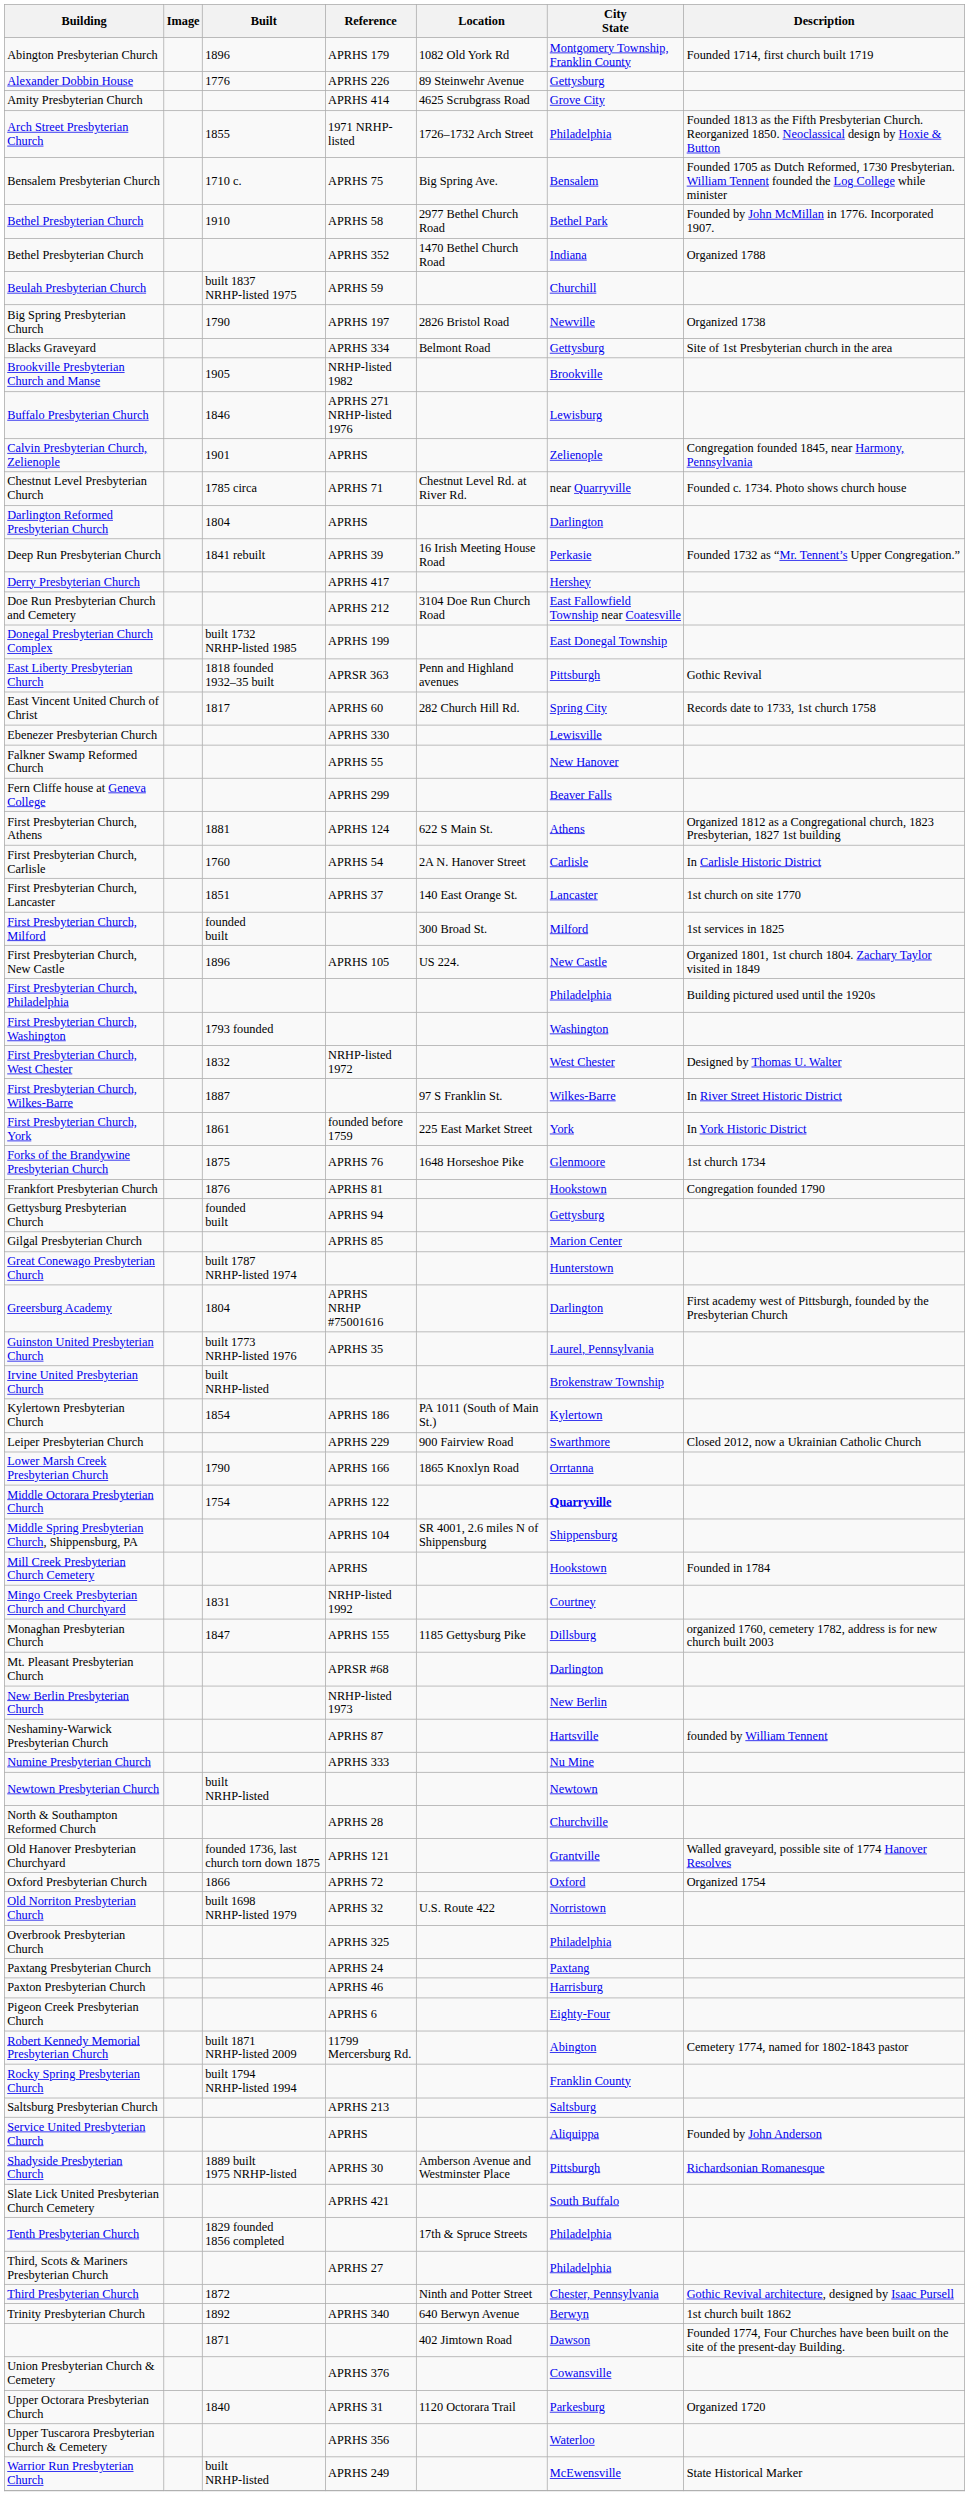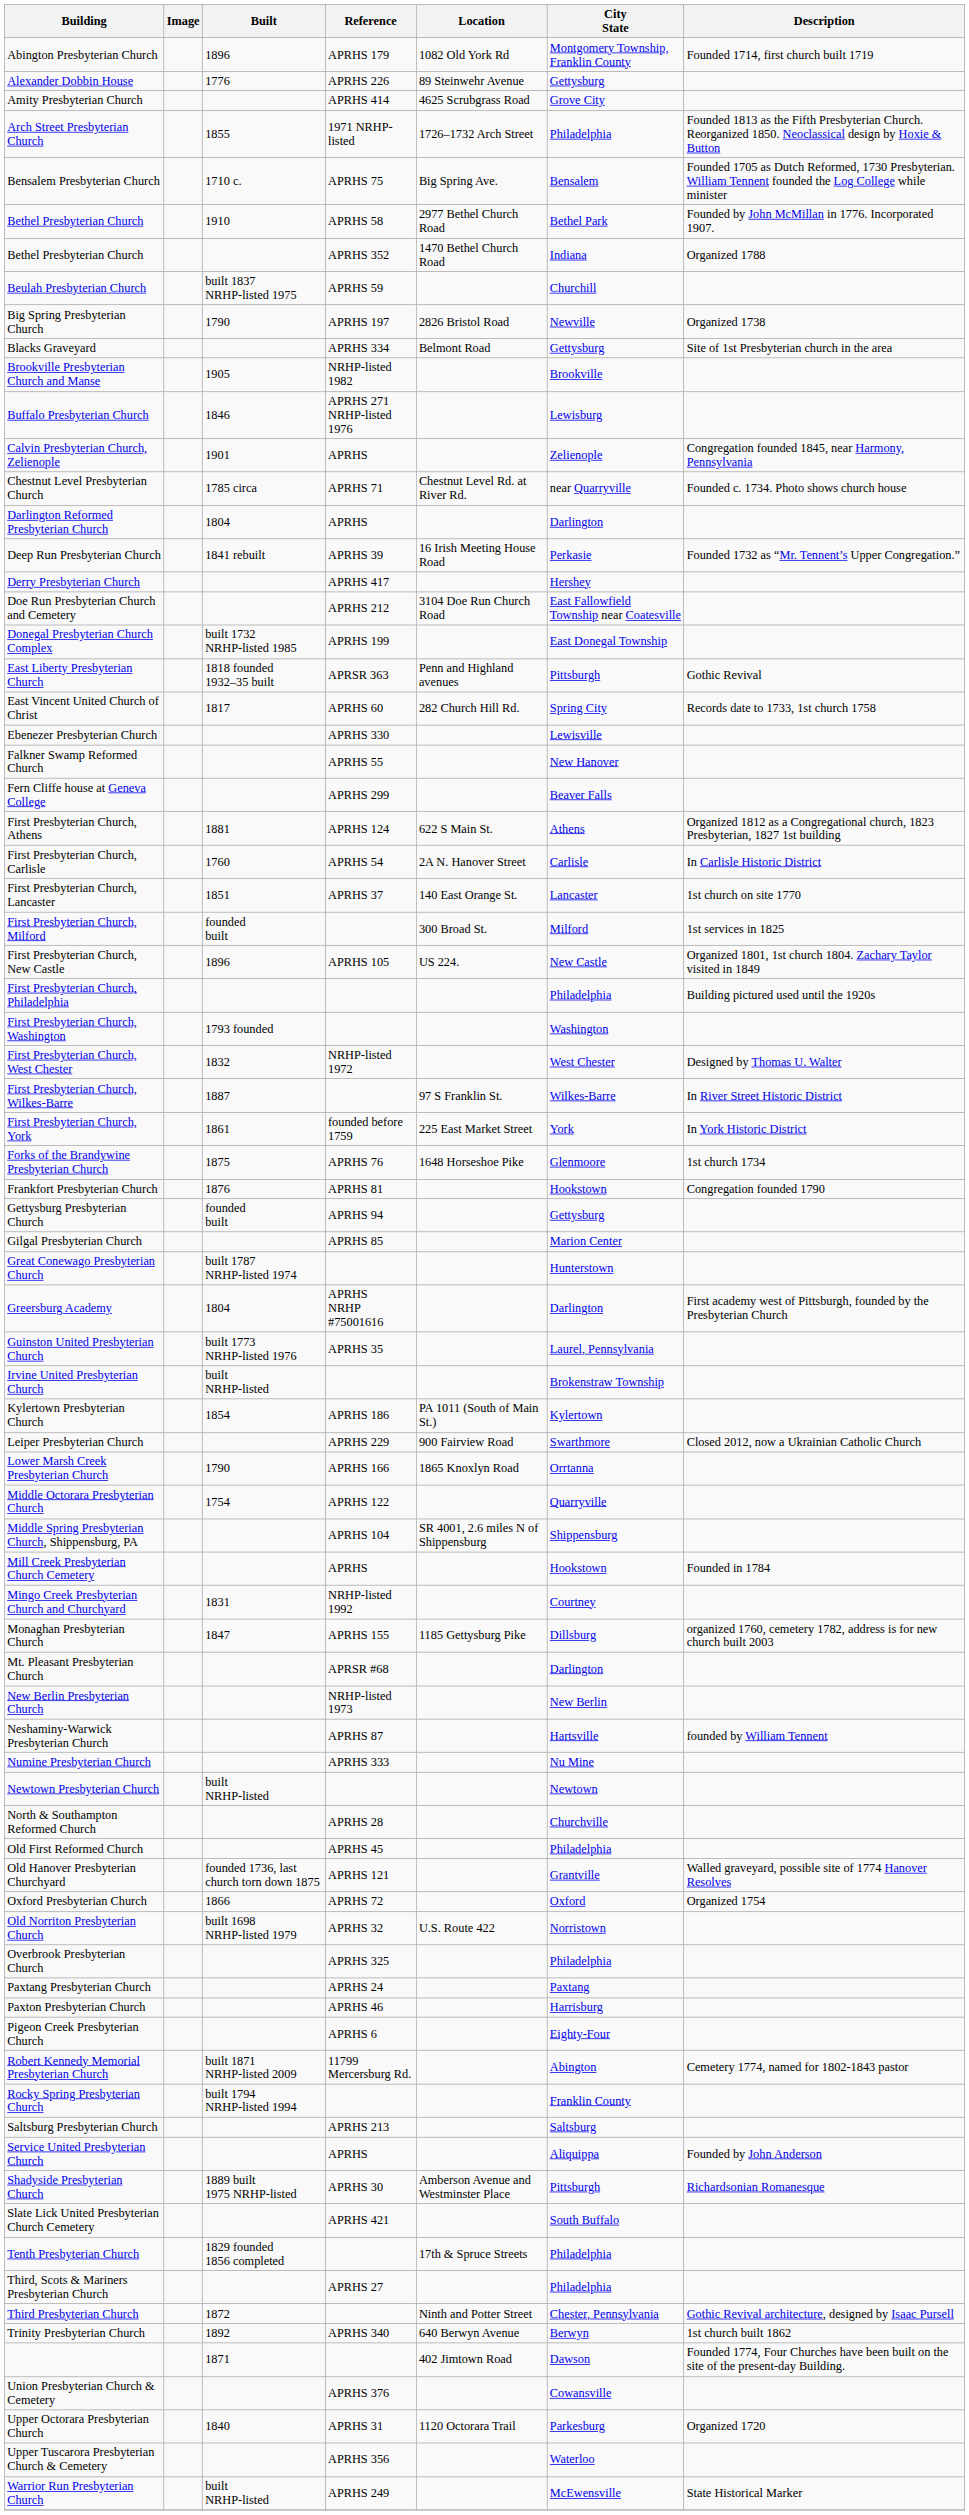(581, 1502) bold -> (578, 1502) normal
+ row: (75, 1848)
